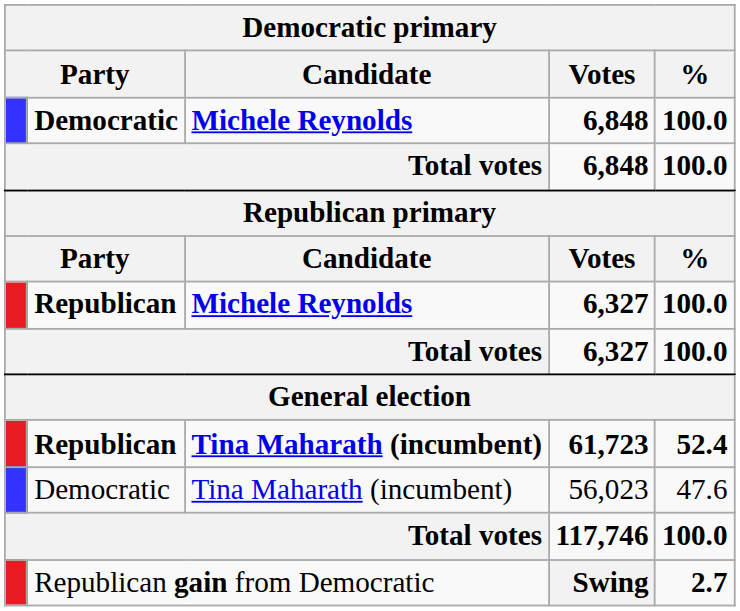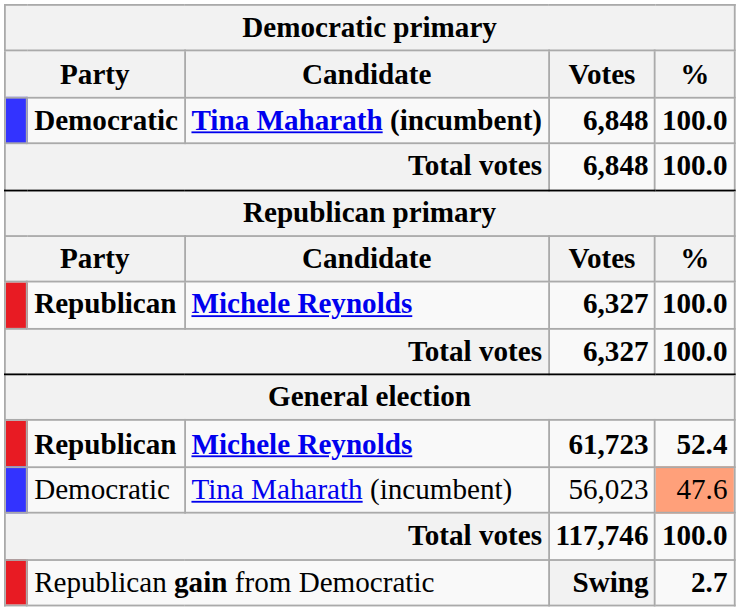(302, 119) Michele Reynolds -> (367, 119) Tina Maharath (incumbent)
(367, 443) Tina Maharath (incumbent) -> (302, 443) Michele Reynolds
(702, 489) no background -> (702, 489) lightsalmon background
